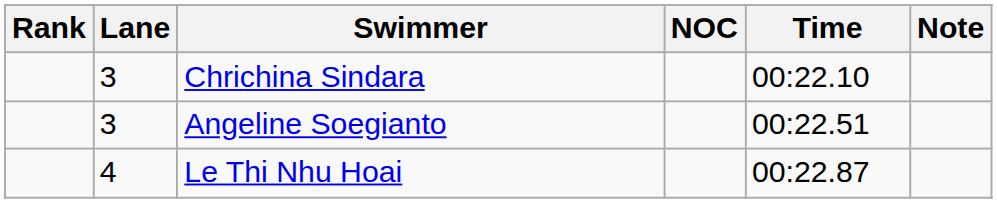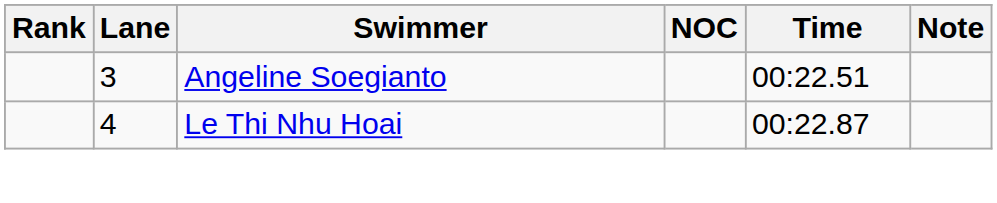- row: (305, 76)
